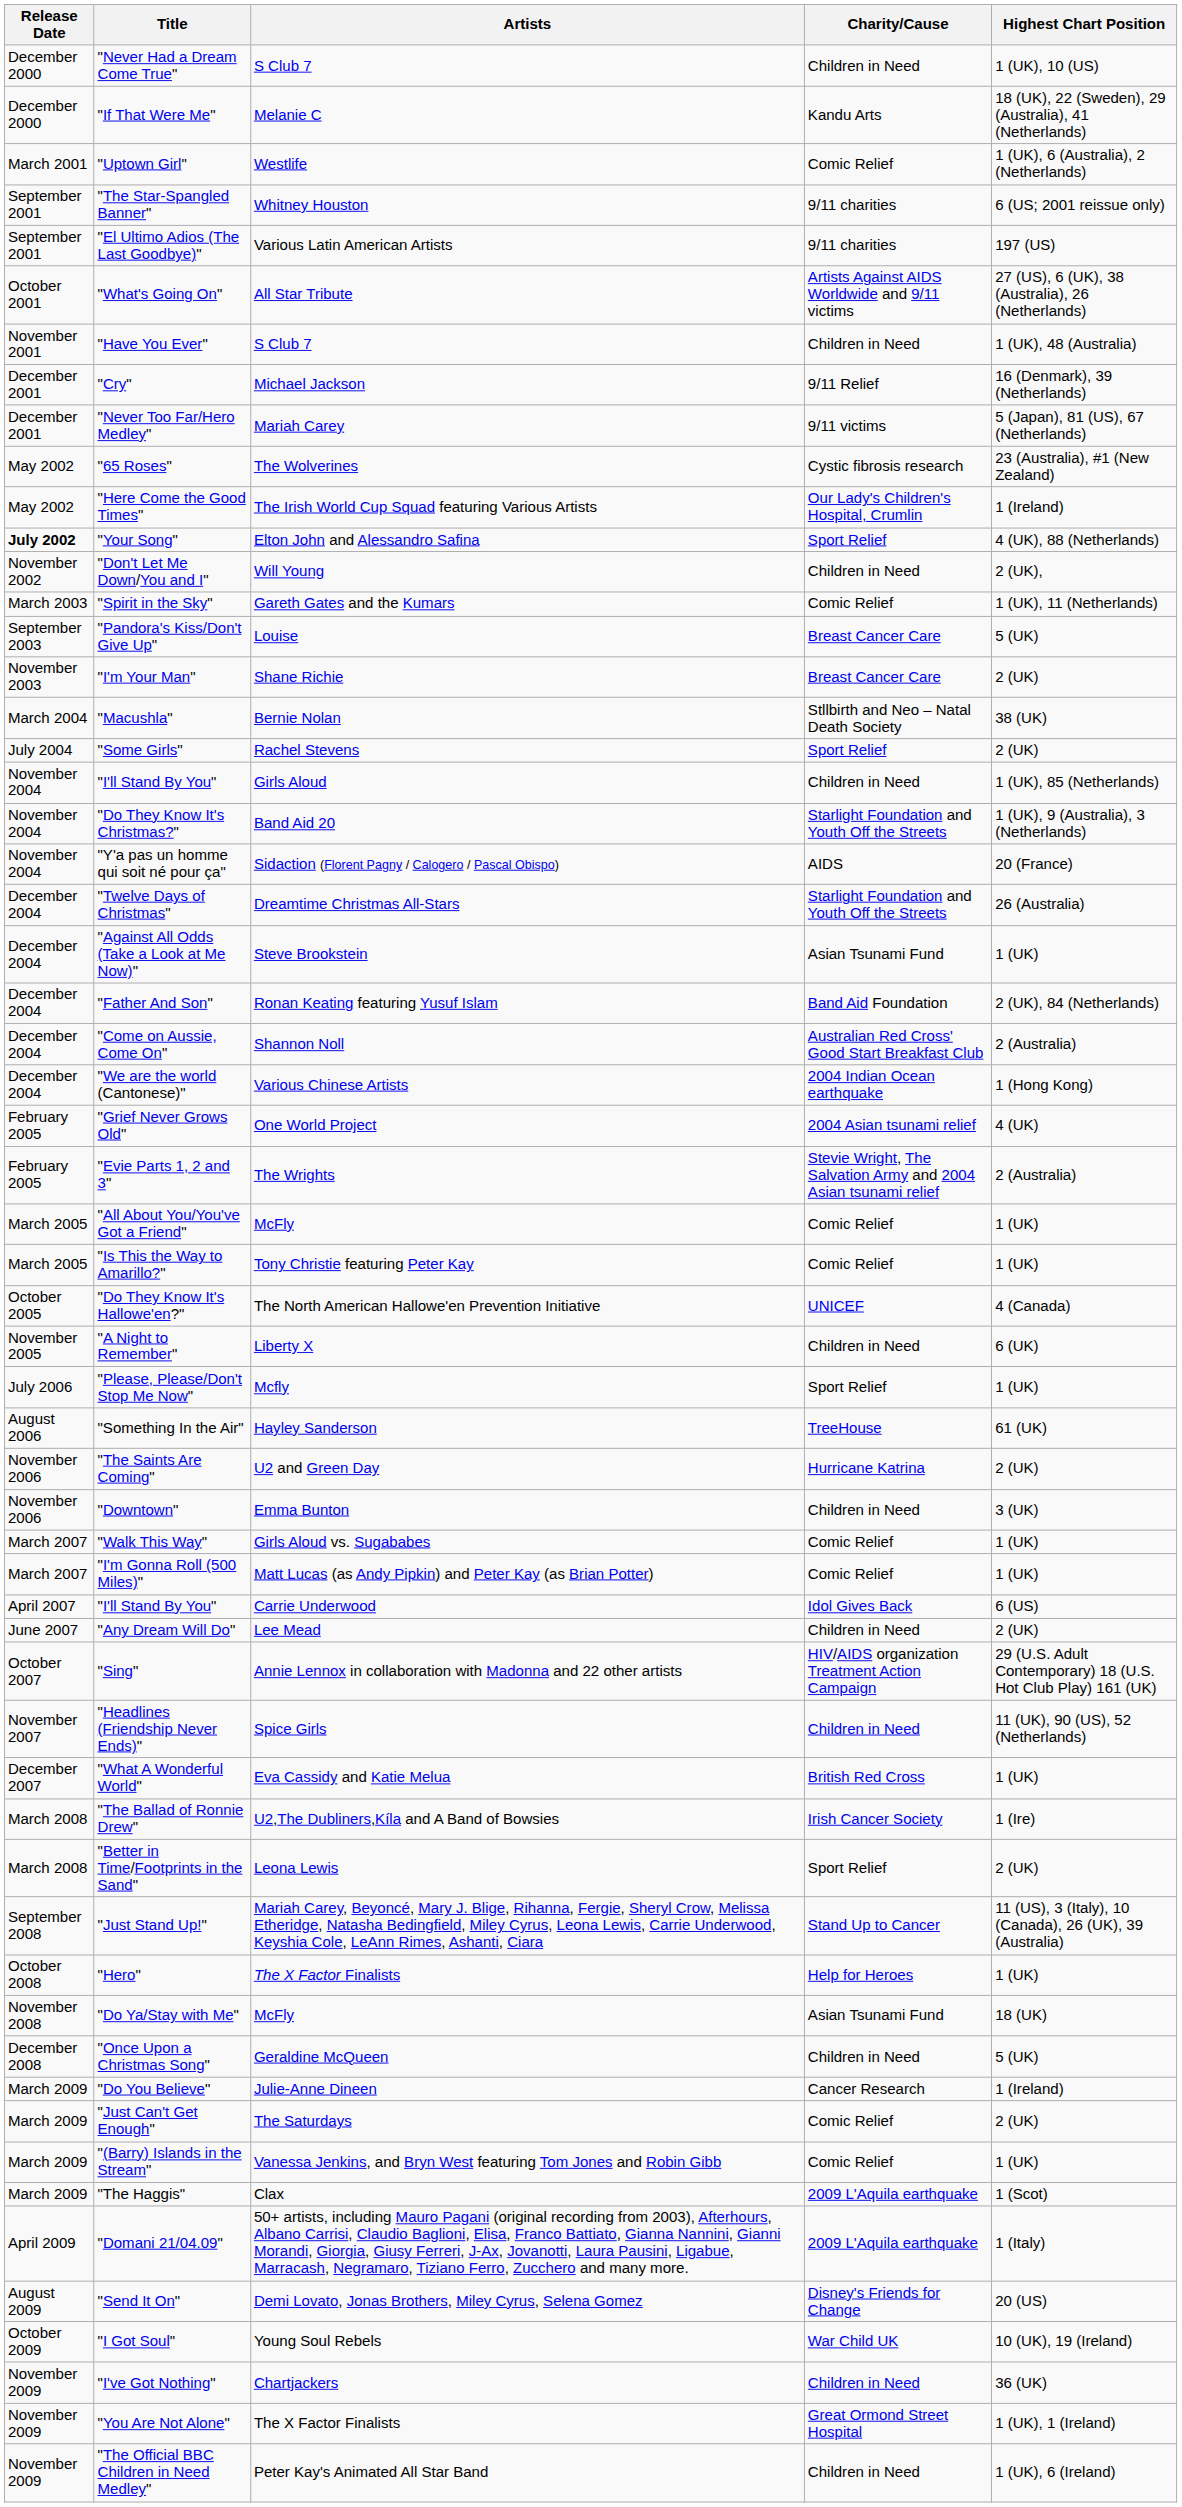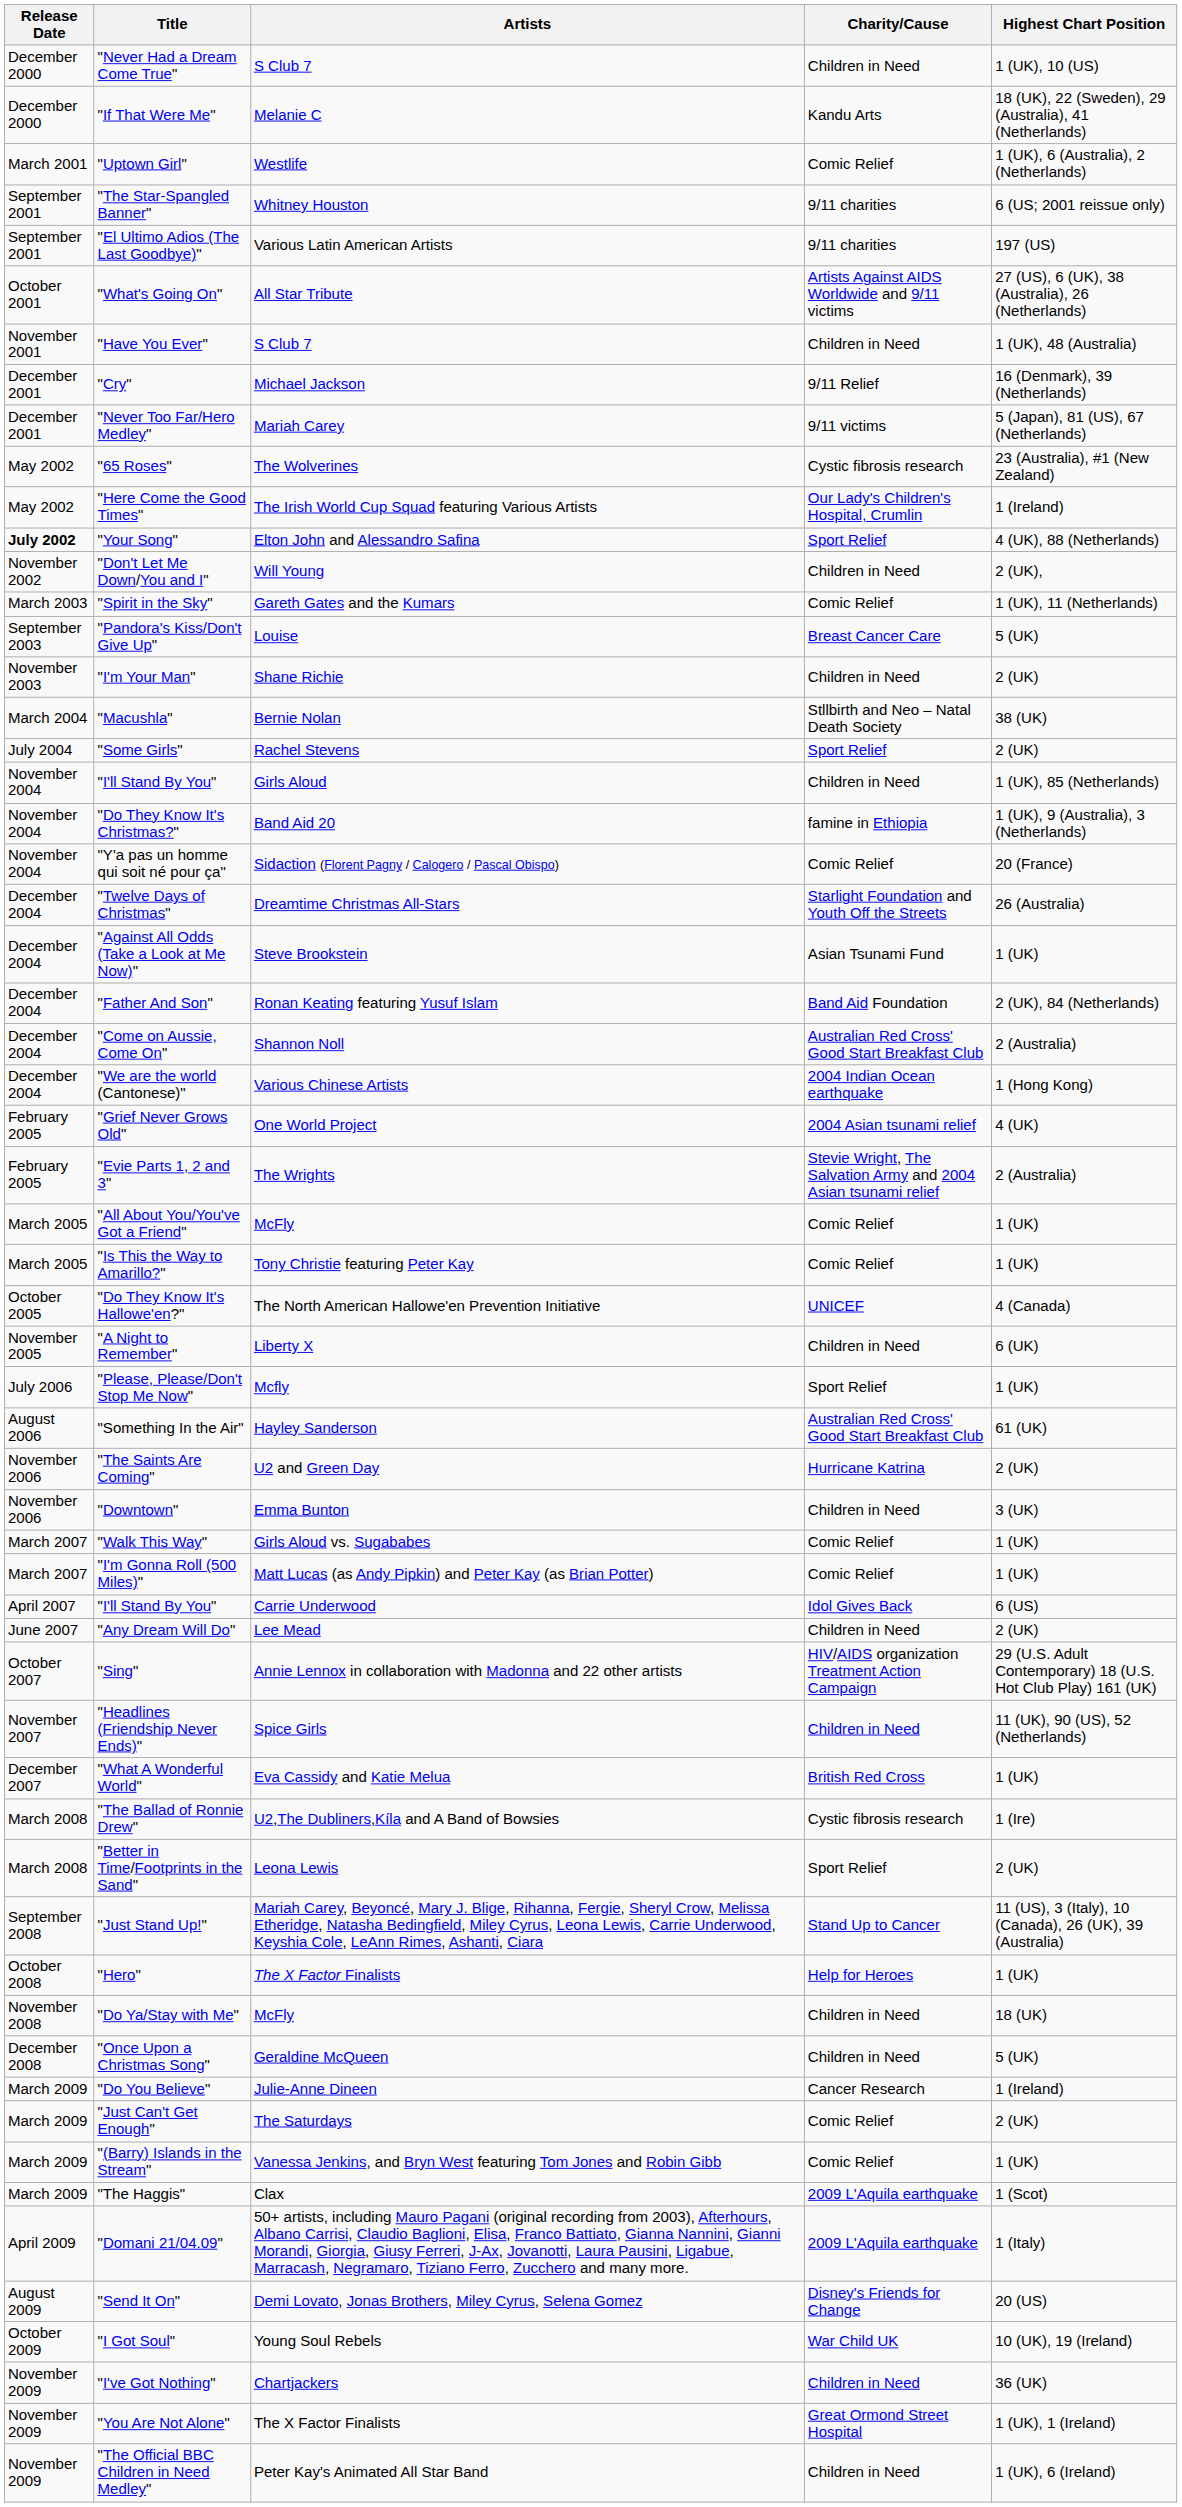(874, 677) Breast Cancer Care -> (864, 677) Children in Need
(890, 823) Starlight Foundation and Youth Off the Streets -> (868, 823) famine in Ethiopia
(825, 864) AIDS -> (850, 864) Comic Relief
(845, 1428) TreeHouse -> (896, 1428) Australian Red Cross' Good Start Breakfast Club
(875, 1818) Irish Cancer Society -> (886, 1818) Cystic fibrosis research
(876, 2015) Asian Tsunami Fund -> (864, 2015) Children in Need
